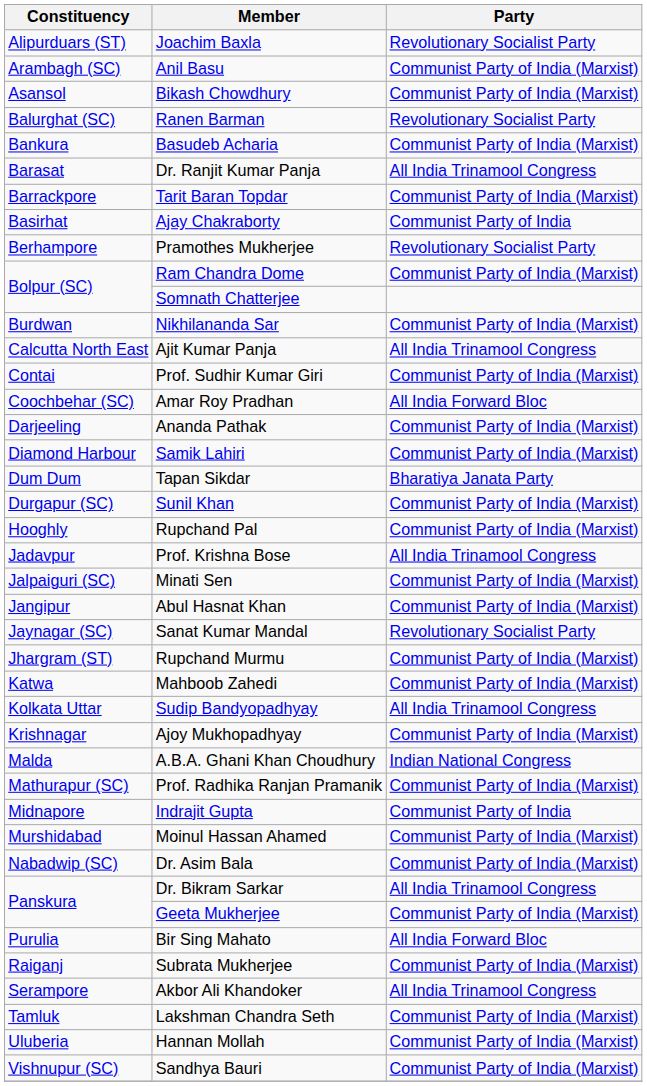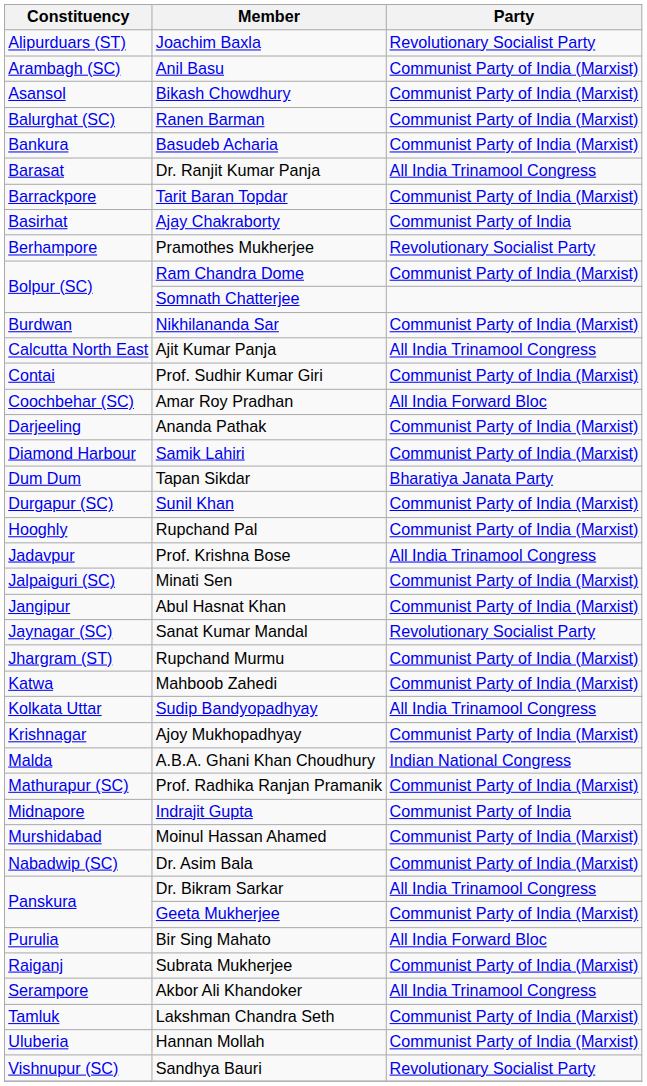(492, 119) Revolutionary Socialist Party -> (514, 119) Communist Party of India (Marxist)
(514, 1068) Communist Party of India (Marxist) -> (492, 1068) Revolutionary Socialist Party
